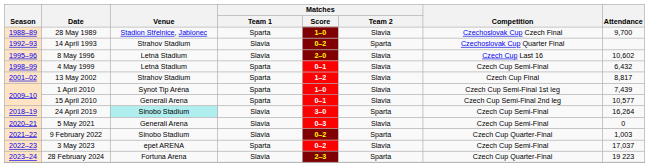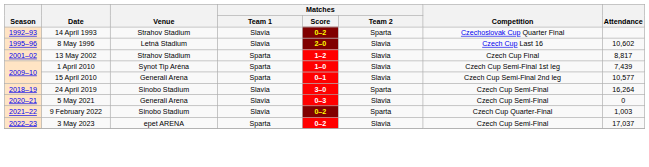- row: (76, 33)
- row: (76, 66)
(164, 112) paleturquoise background -> (164, 89) no background
- row: (76, 157)
